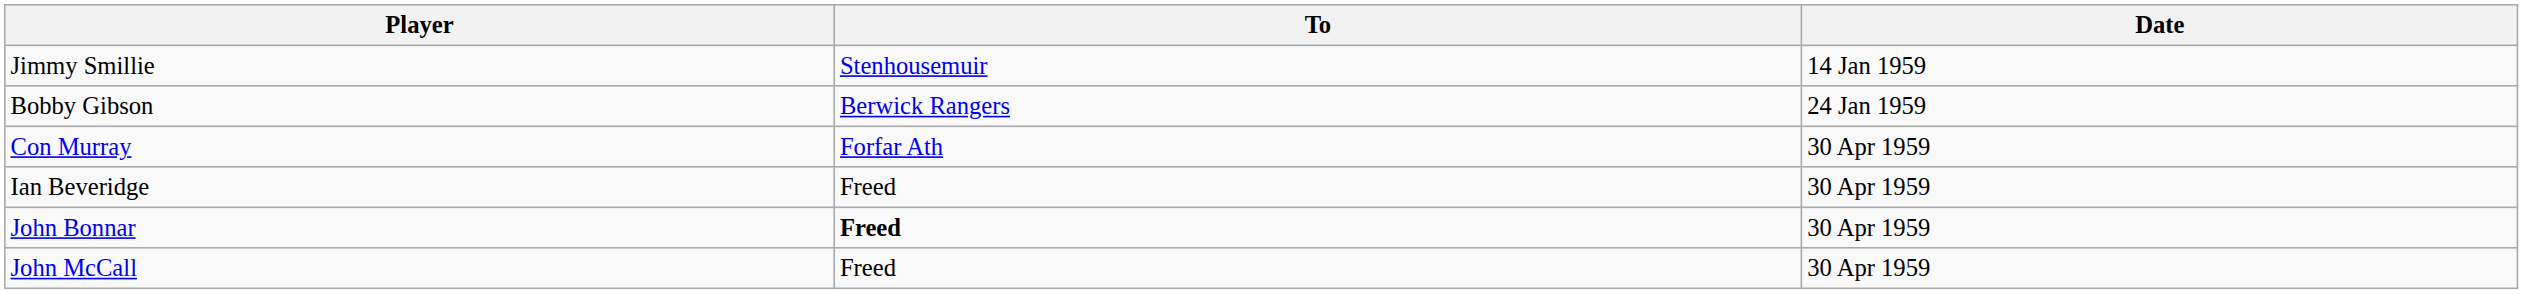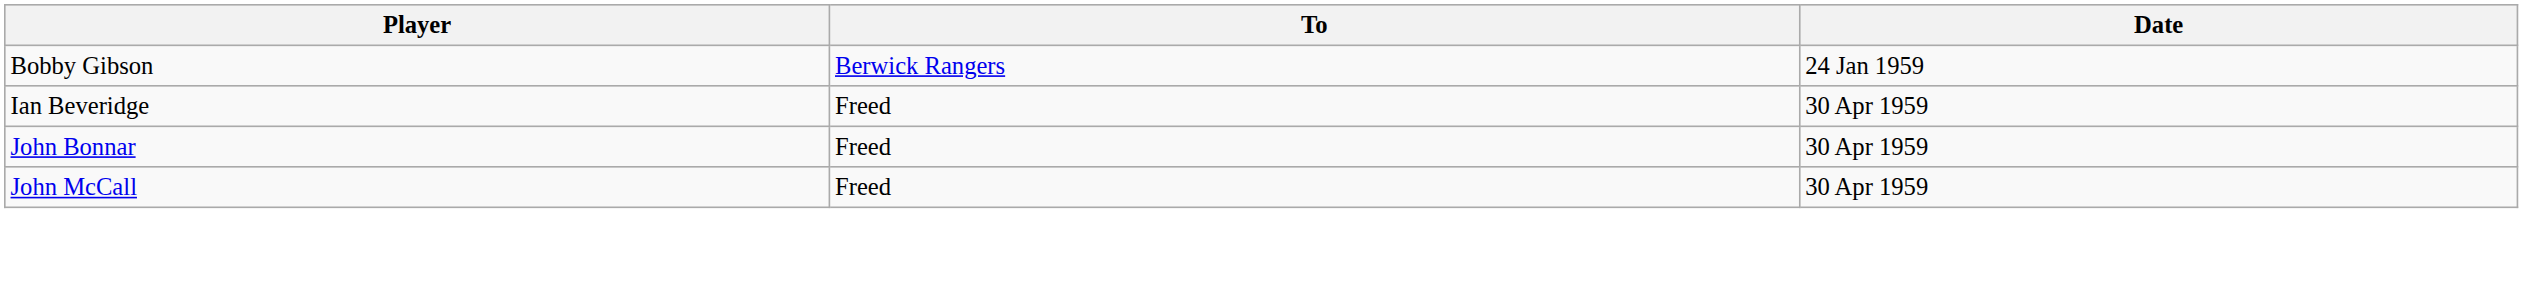- row: (83, 65)
- row: (71, 146)
(870, 227) bold -> (863, 146) normal
